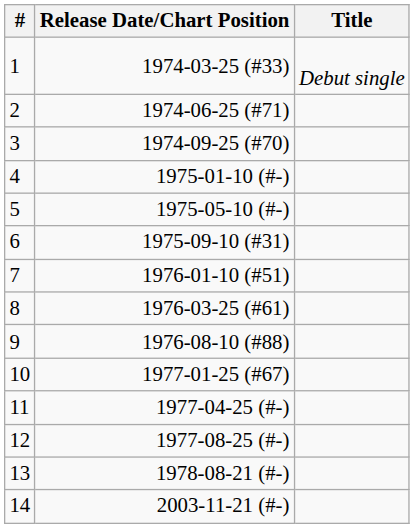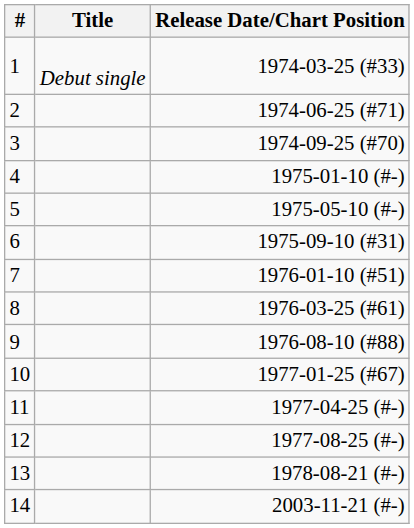columns swapped: (352, 20) <-> (165, 20)
